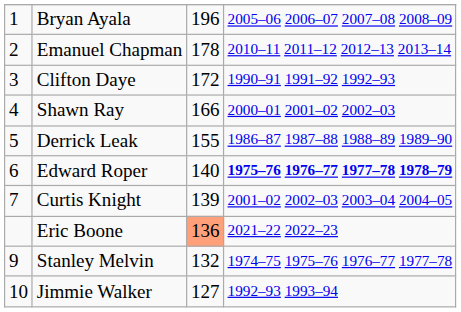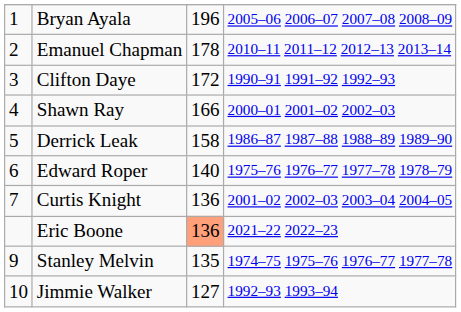(205, 140) 155 -> (205, 140) 158
(340, 170) bold -> (340, 170) normal
(205, 200) 139 -> (205, 200) 136
(205, 261) 132 -> (205, 261) 135
